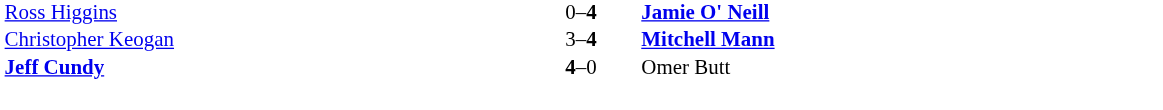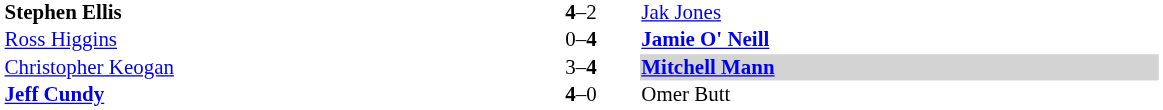+ row: (63, 12)
(708, 39) no background -> (708, 67) lightgrey background
